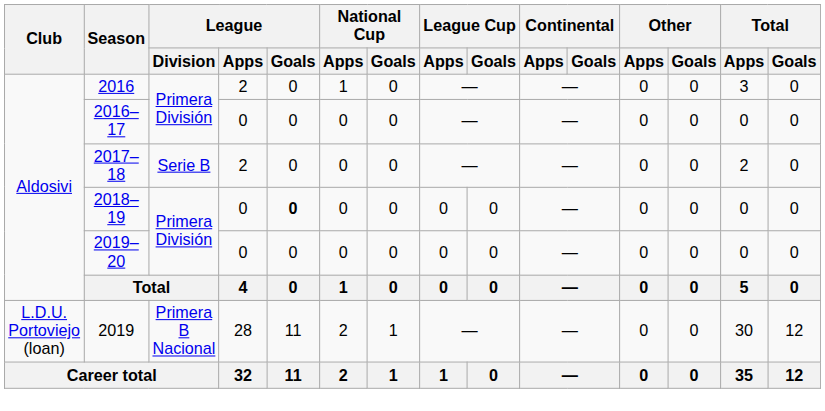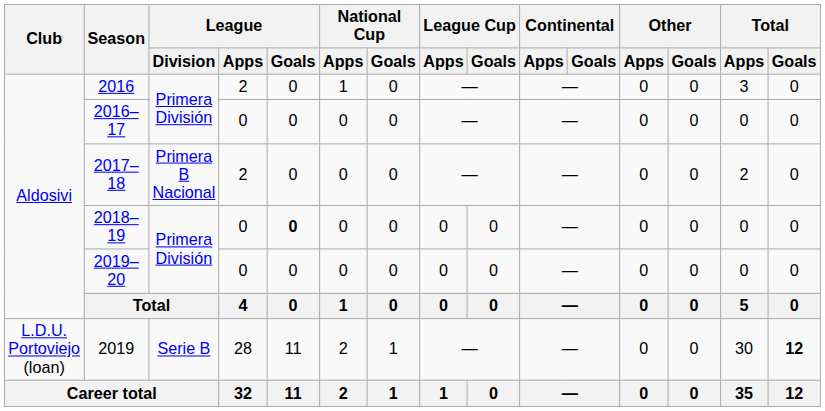(184, 165) Serie B -> (184, 174) Primera B Nacional
(184, 331) Primera B Nacional -> (184, 349) Serie B
(794, 331) normal -> (794, 349) bold
